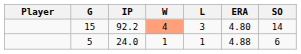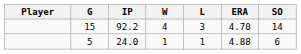(165, 27) lightsalmon background -> (165, 27) no background
(240, 27) 4.80 -> (240, 27) 4.70
